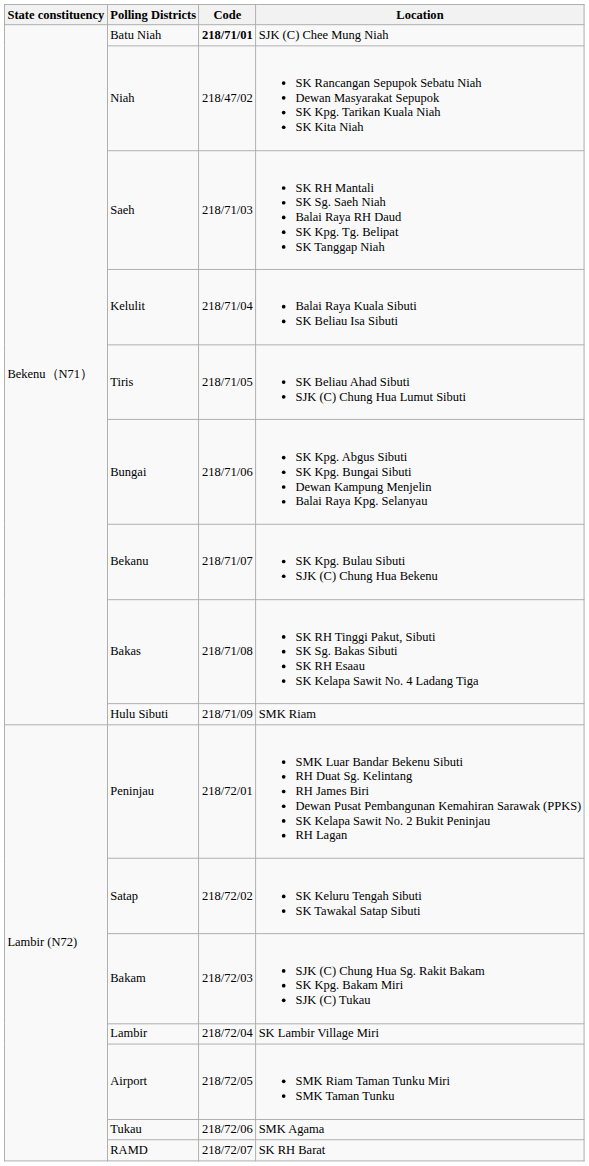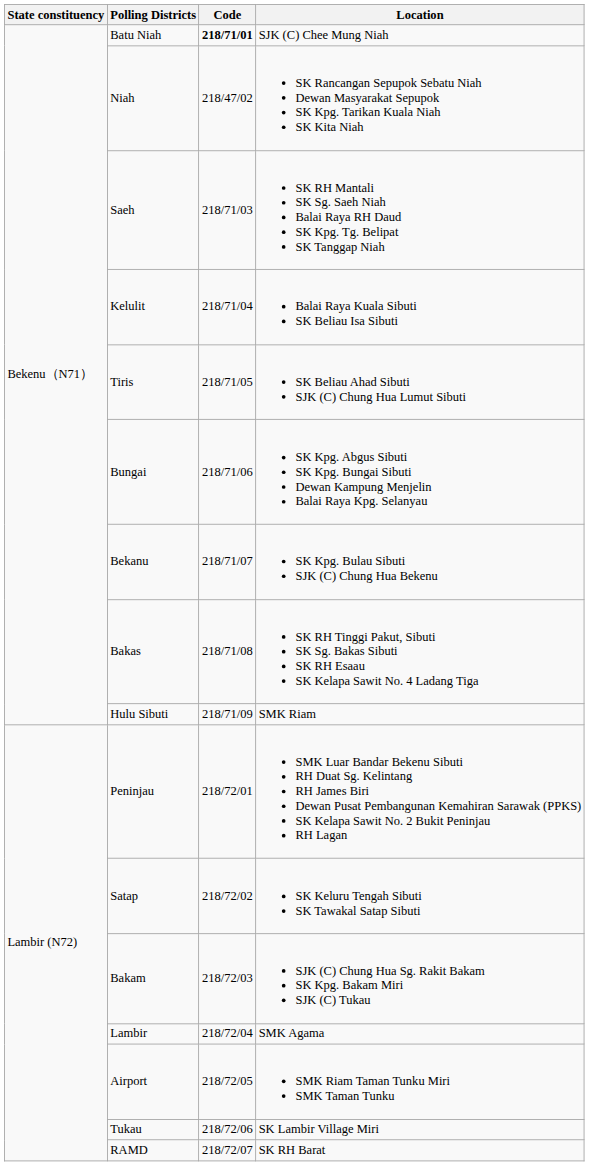(319, 1033) SK Lambir Village Miri -> (291, 1033) SMK Agama
(291, 1129) SMK Agama -> (319, 1129) SK Lambir Village Miri
